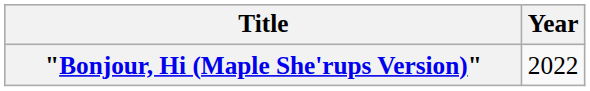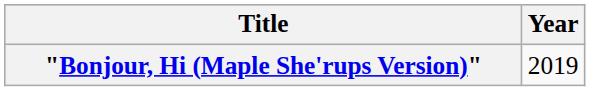(553, 64) 2022 -> (553, 64) 2019
